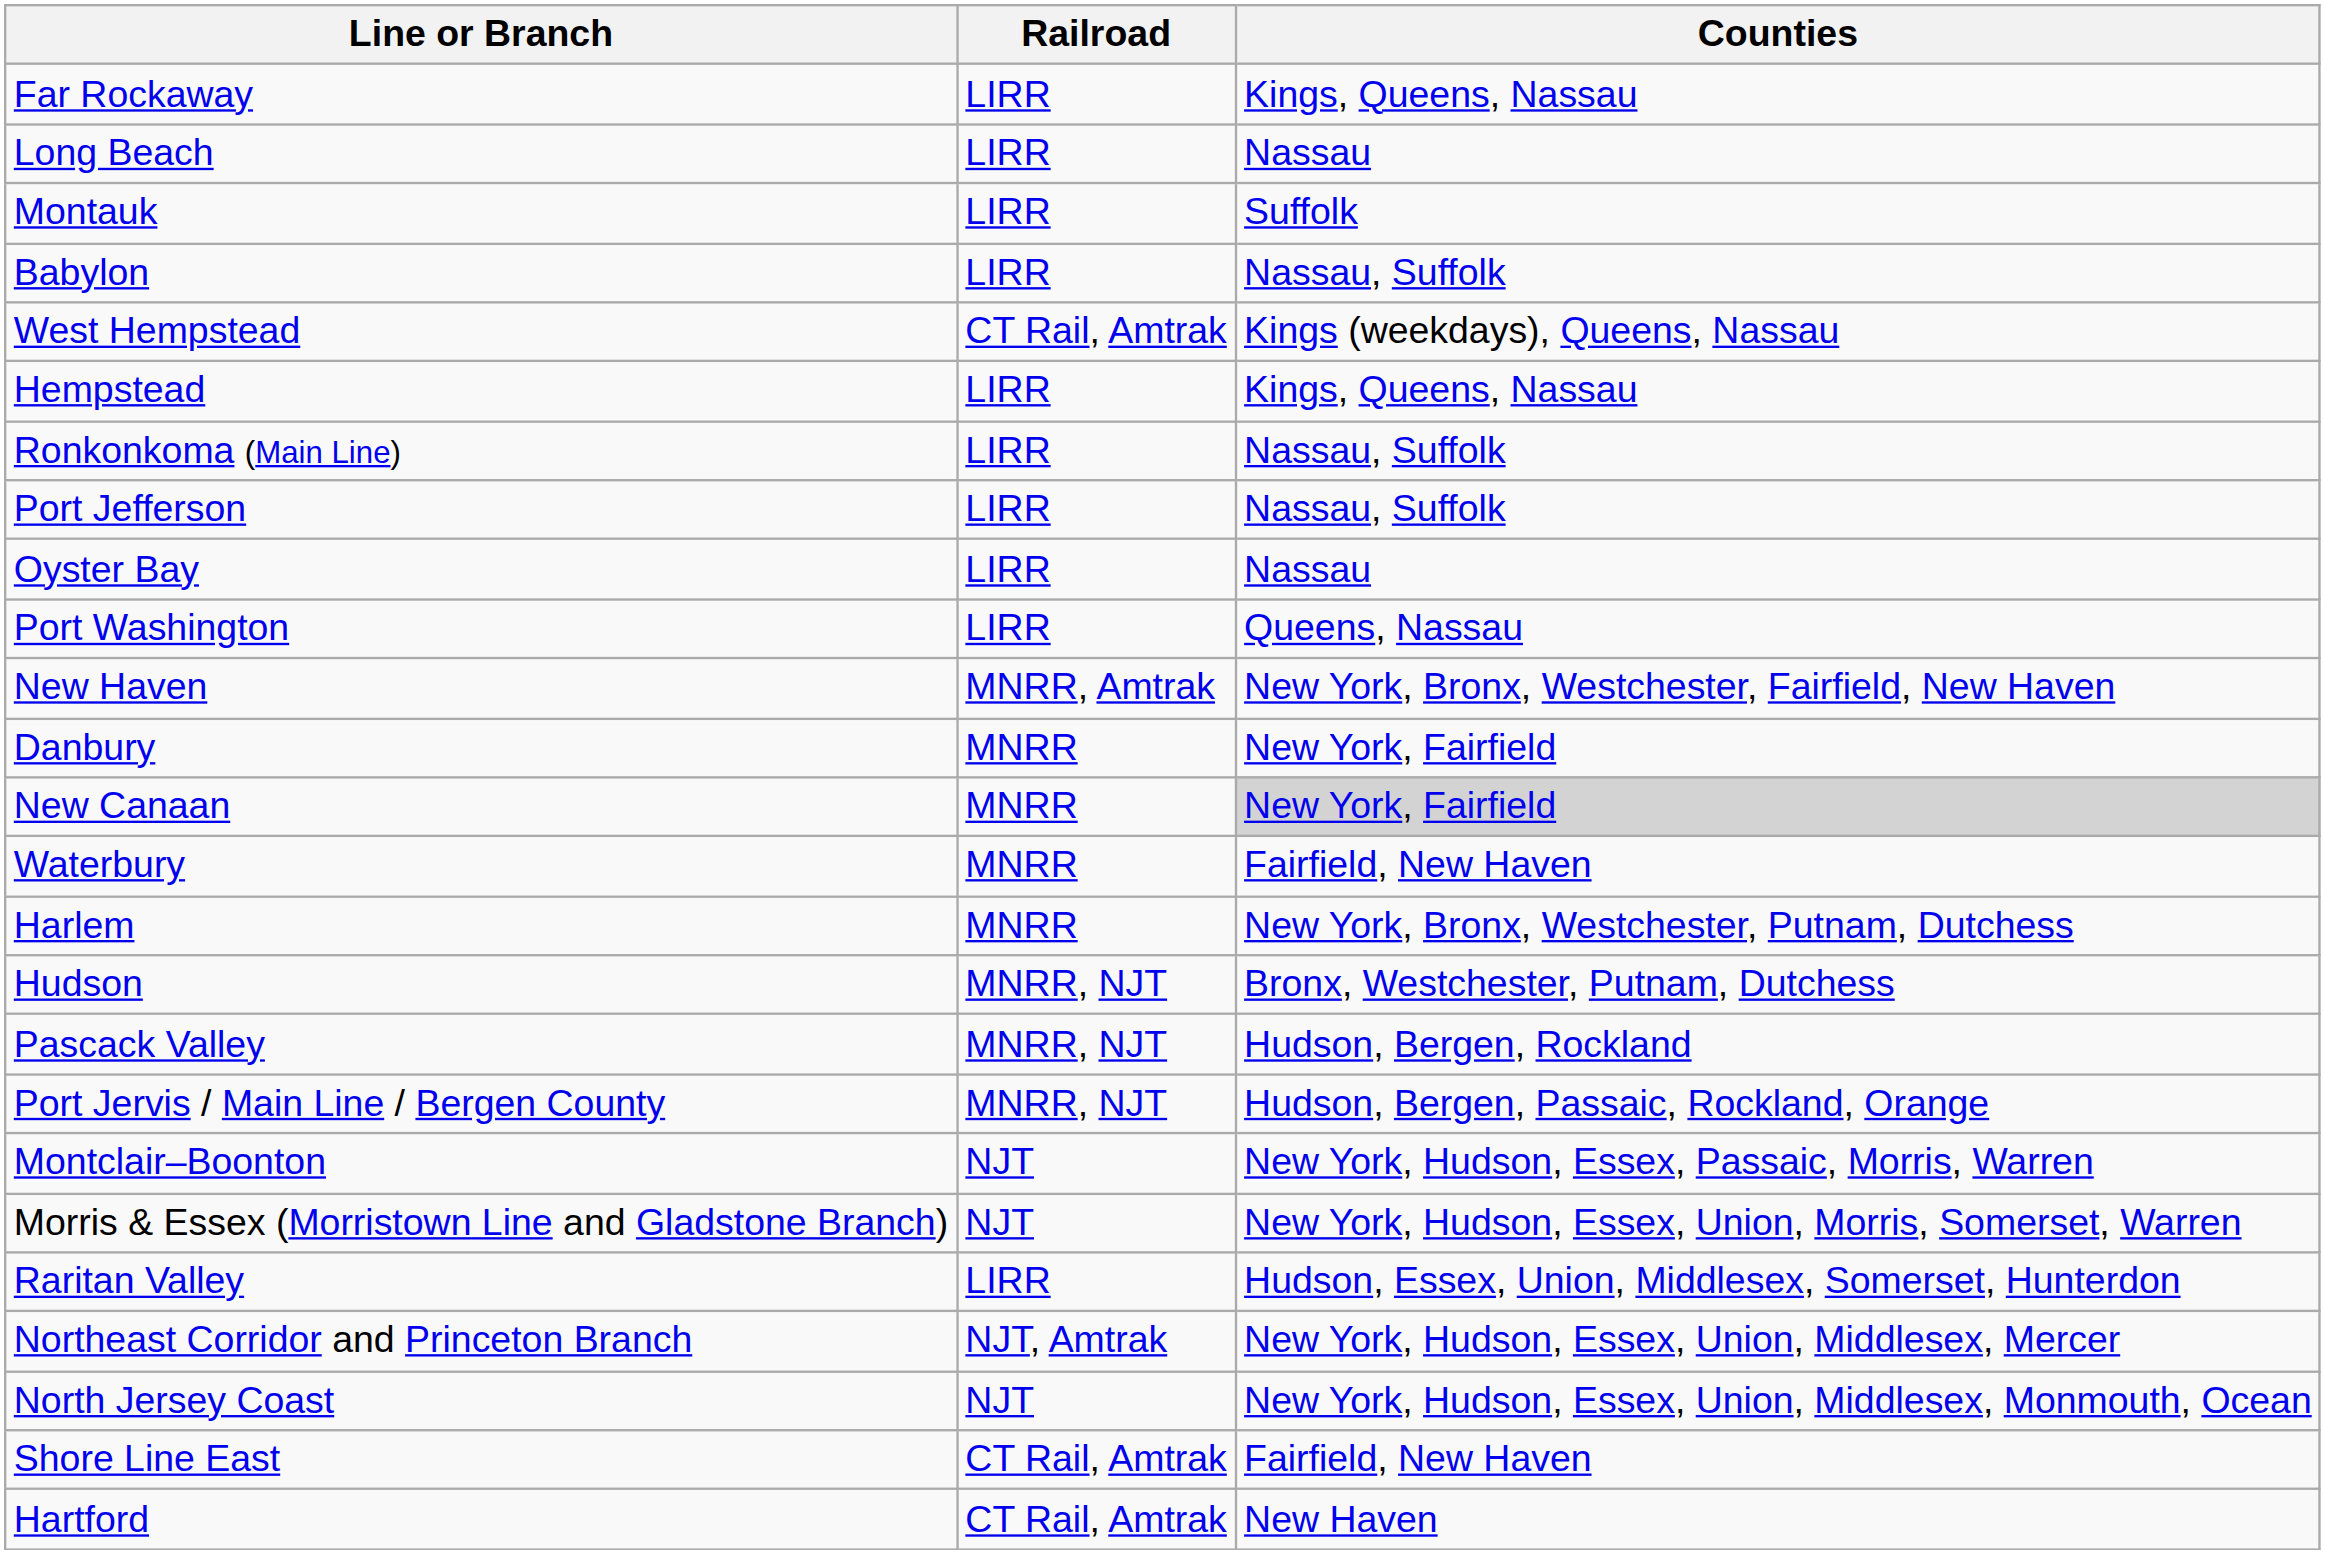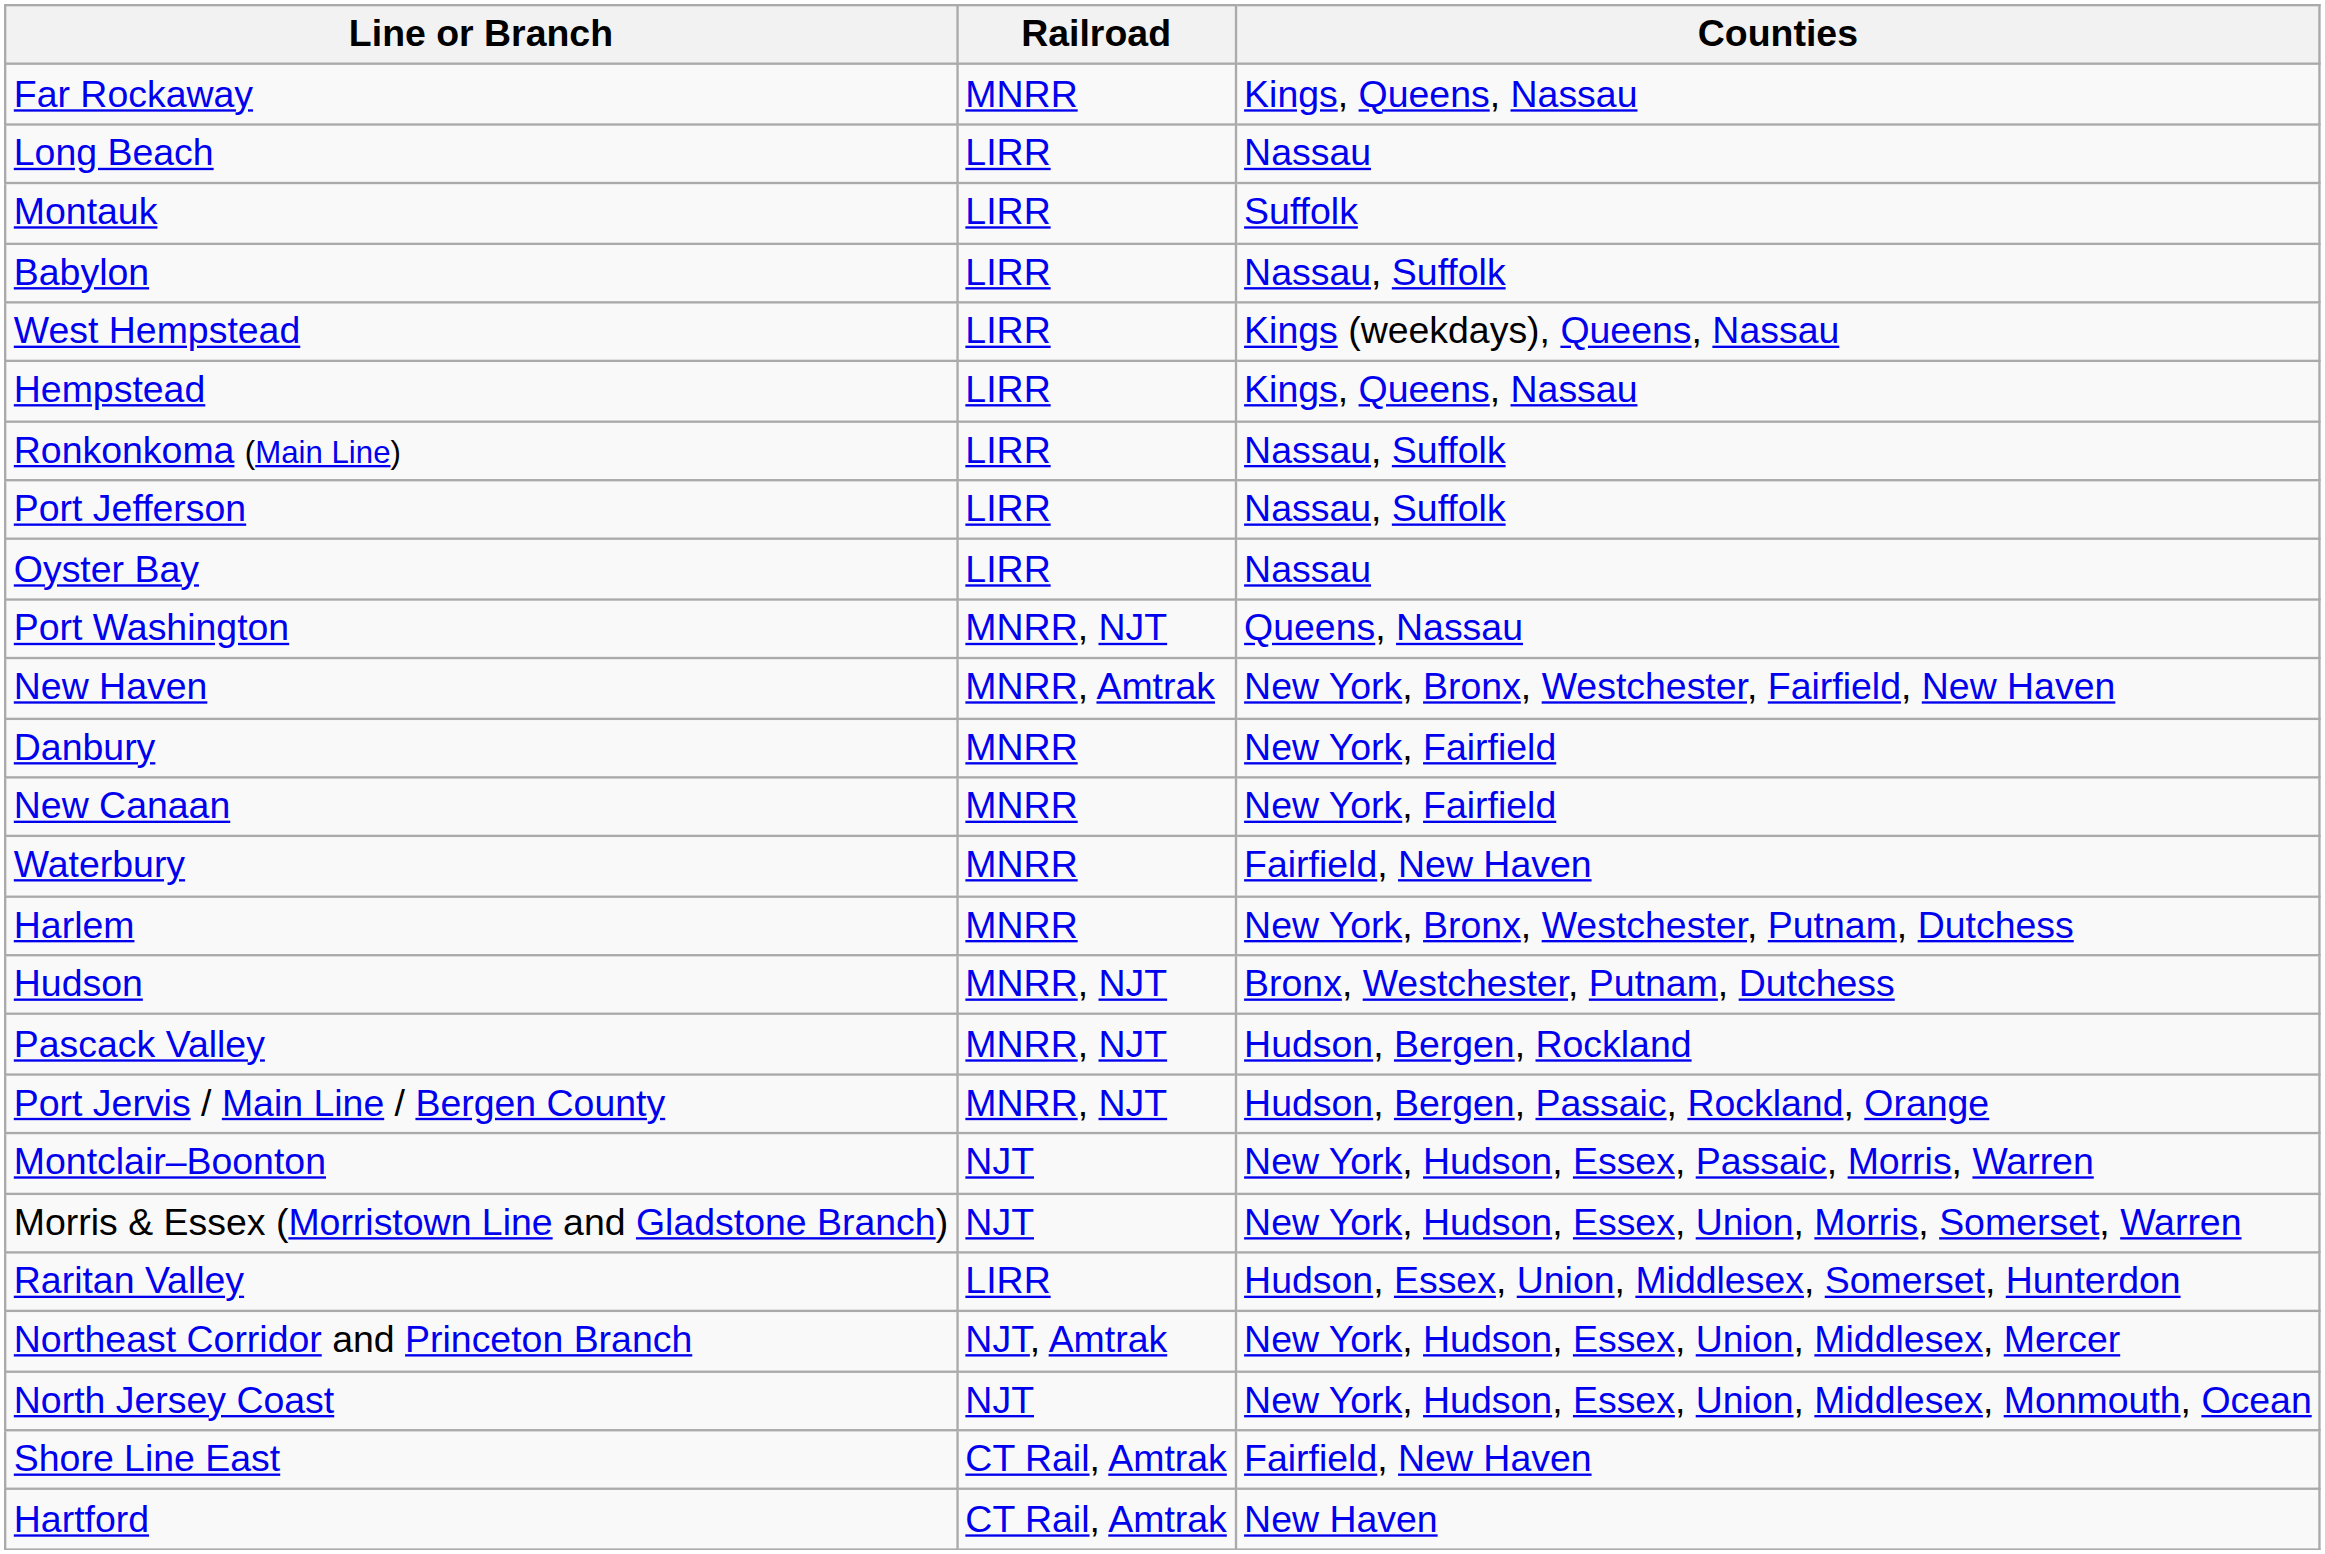(1008, 93) LIRR -> (1022, 93) MNRR
(1096, 331) CT Rail, Amtrak -> (1008, 331) LIRR
(1008, 627) LIRR -> (1066, 627) MNRR, NJT
(1400, 806) lightgrey background -> (1400, 806) no background
